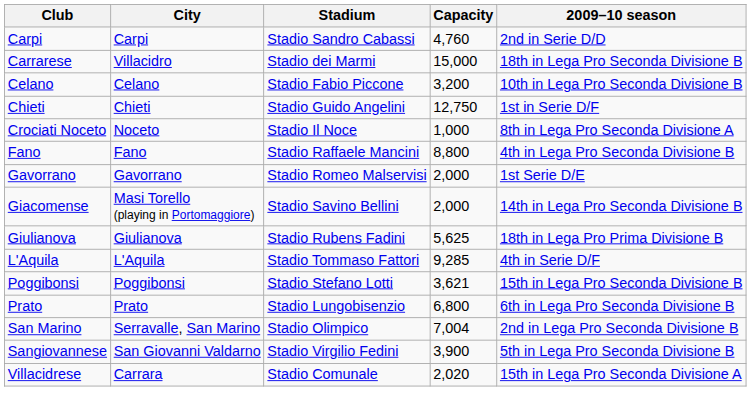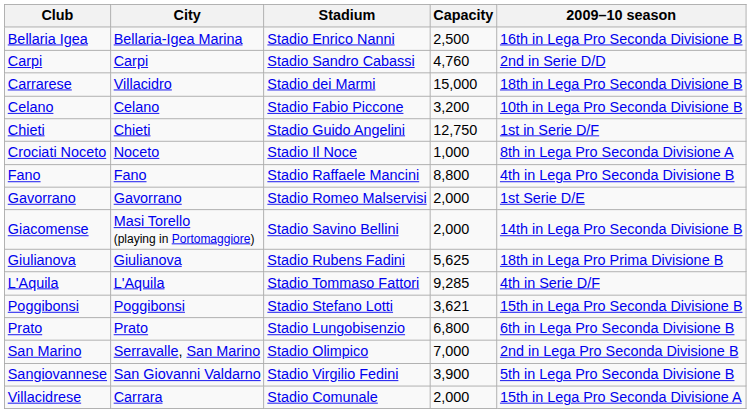+ row: (48, 38)
(451, 329) 7,004 -> (451, 351) 7,000
(451, 374) 2,020 -> (451, 397) 2,000
